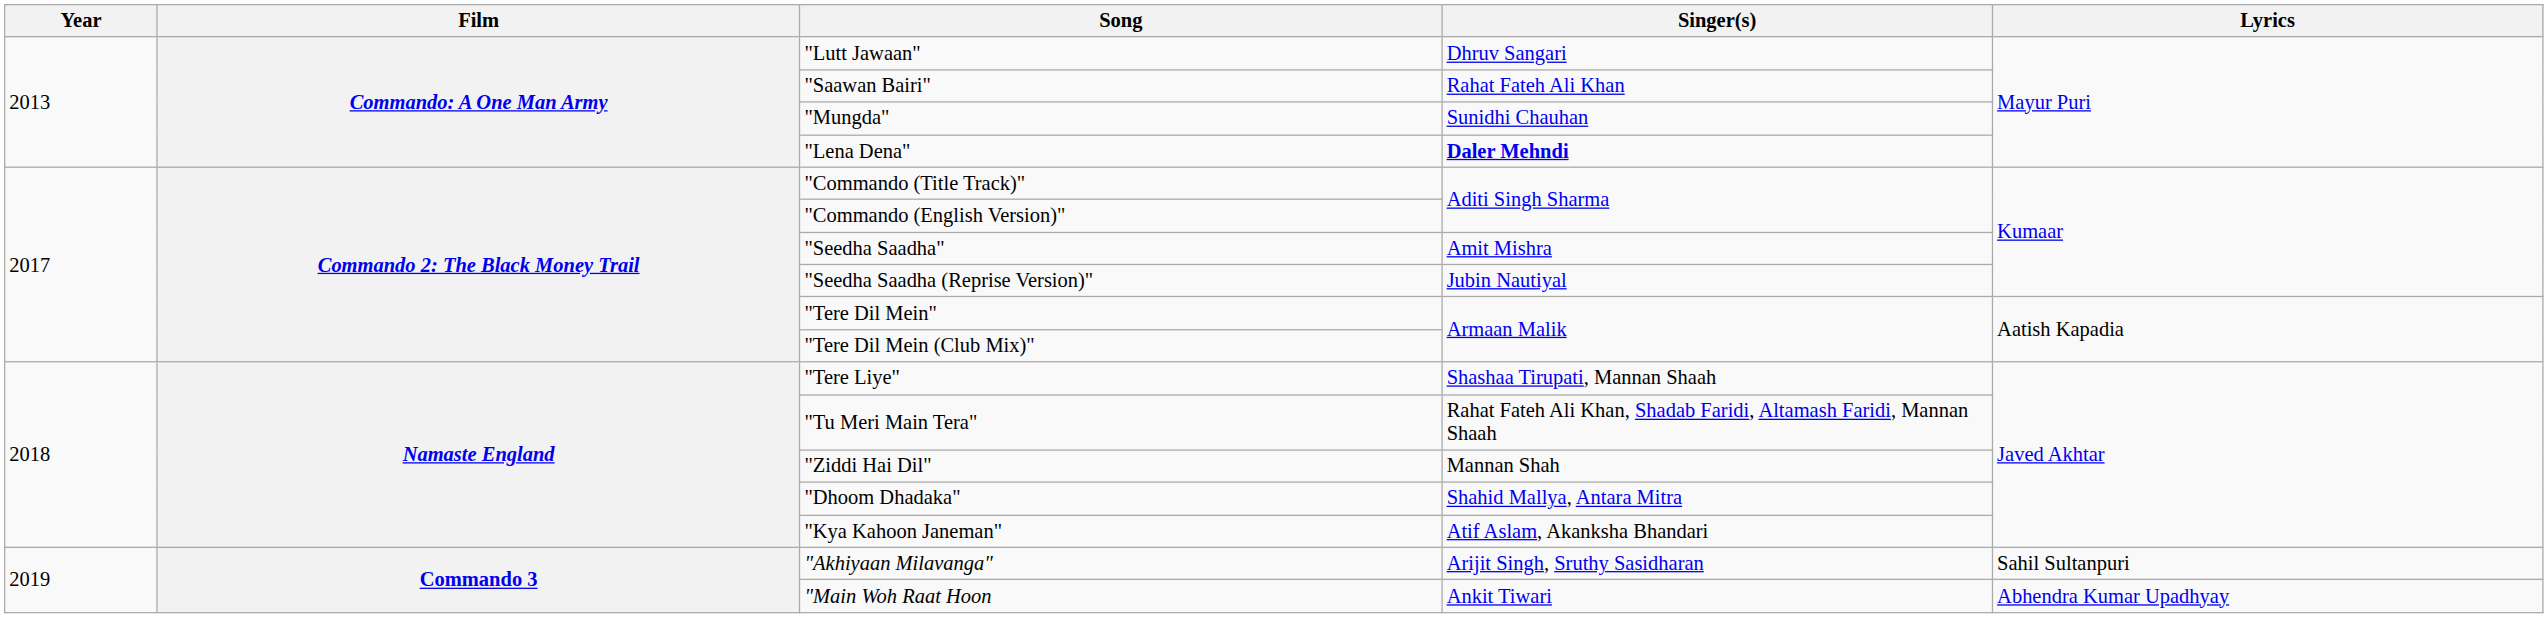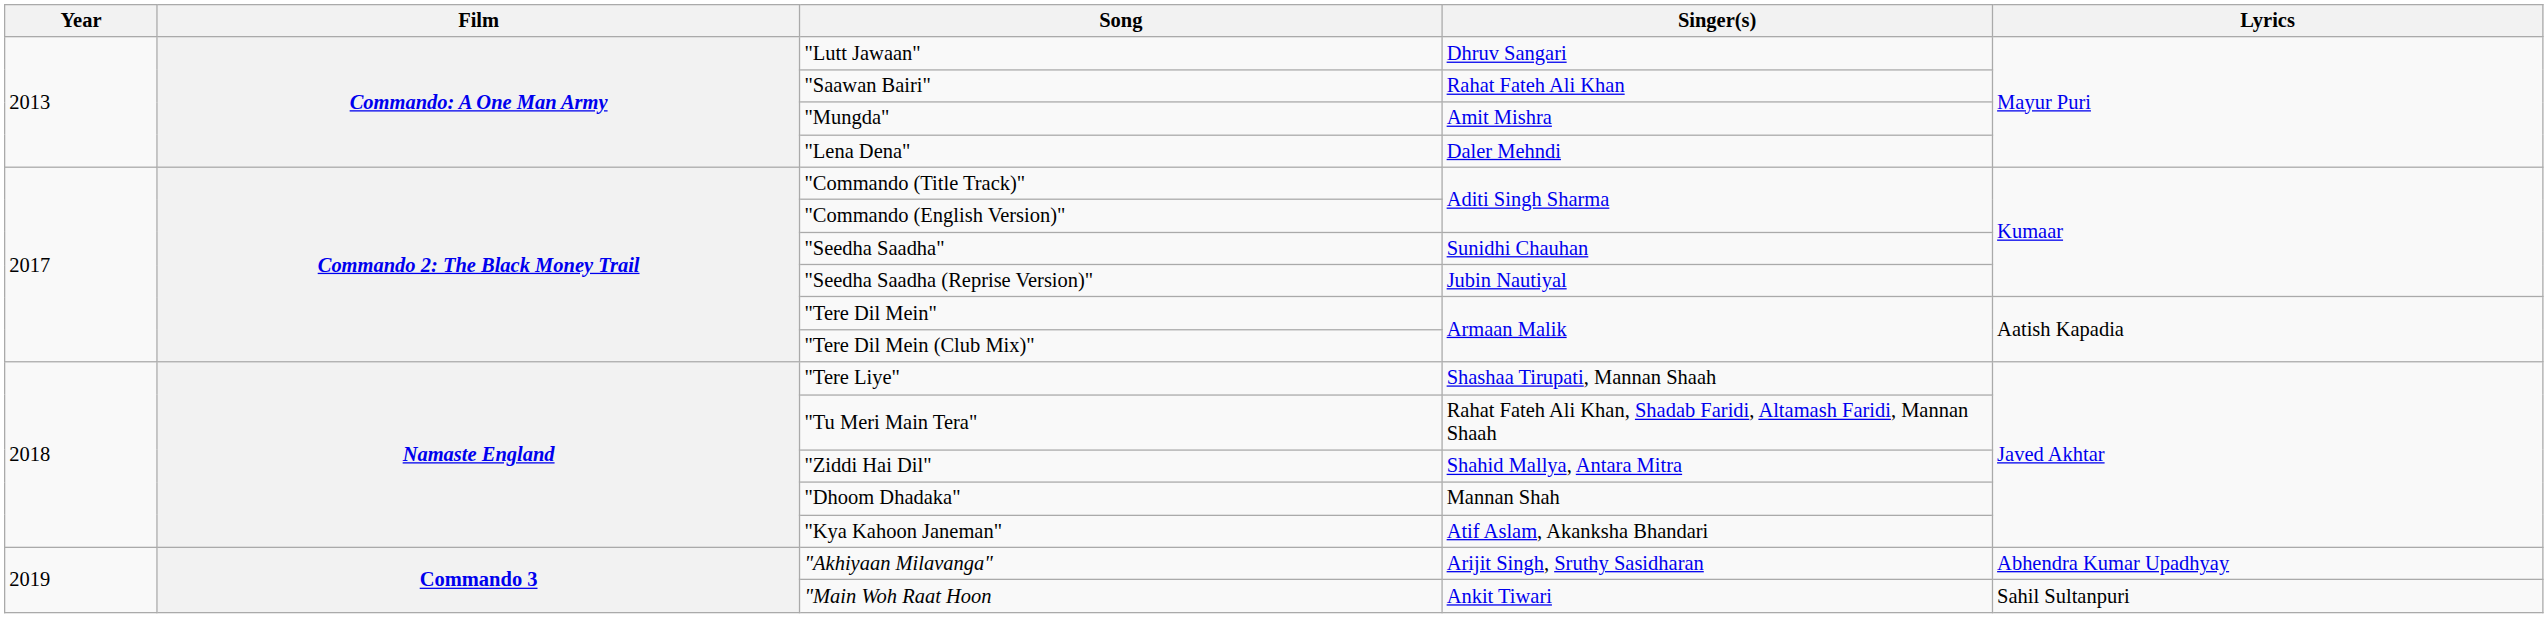(1517, 118) Sunidhi Chauhan -> (1499, 118) Amit Mishra
(1508, 150) bold -> (1504, 150) normal
(1499, 248) Amit Mishra -> (1517, 248) Sunidhi Chauhan
(1503, 466) Mannan Shah -> (1564, 466) Shahid Mallya, Antara Mitra
(1564, 498) Shahid Mallya, Antara Mitra -> (1503, 498) Mannan Shah
(2063, 563) Sahil Sultanpuri -> (2113, 563) Abhendra Kumar Upadhyay
(2113, 595) Abhendra Kumar Upadhyay -> (2063, 595) Sahil Sultanpuri
